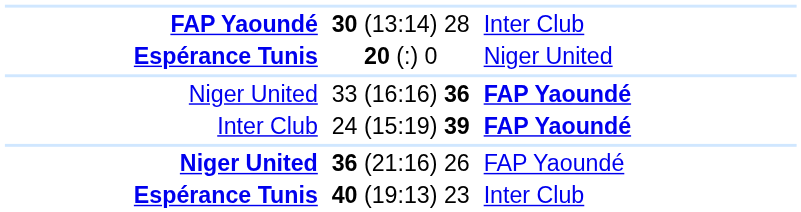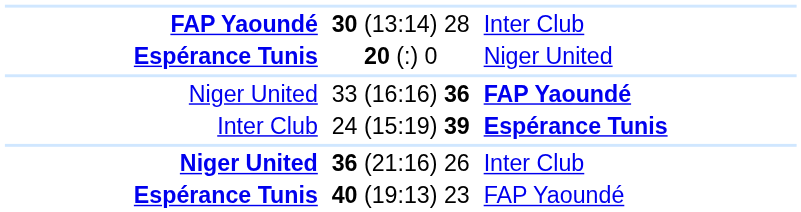(557, 126) FAP Yaoundé -> (576, 126) Espérance Tunis
(554, 163) FAP Yaoundé -> (534, 163) Inter Club
(534, 195) Inter Club -> (554, 195) FAP Yaoundé
